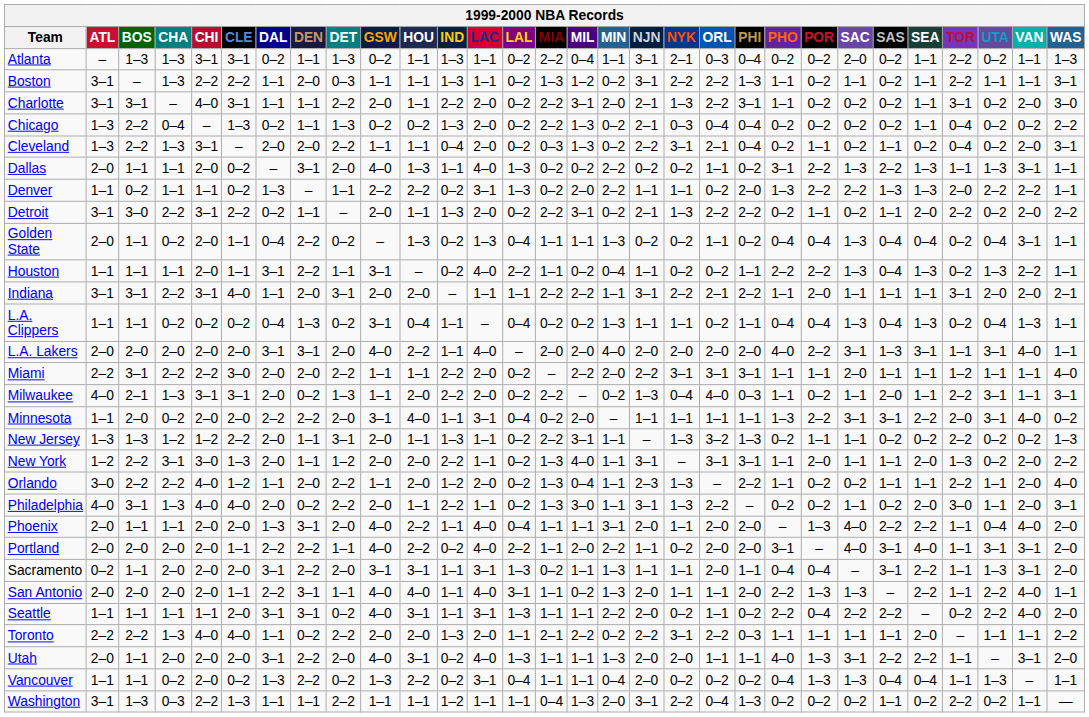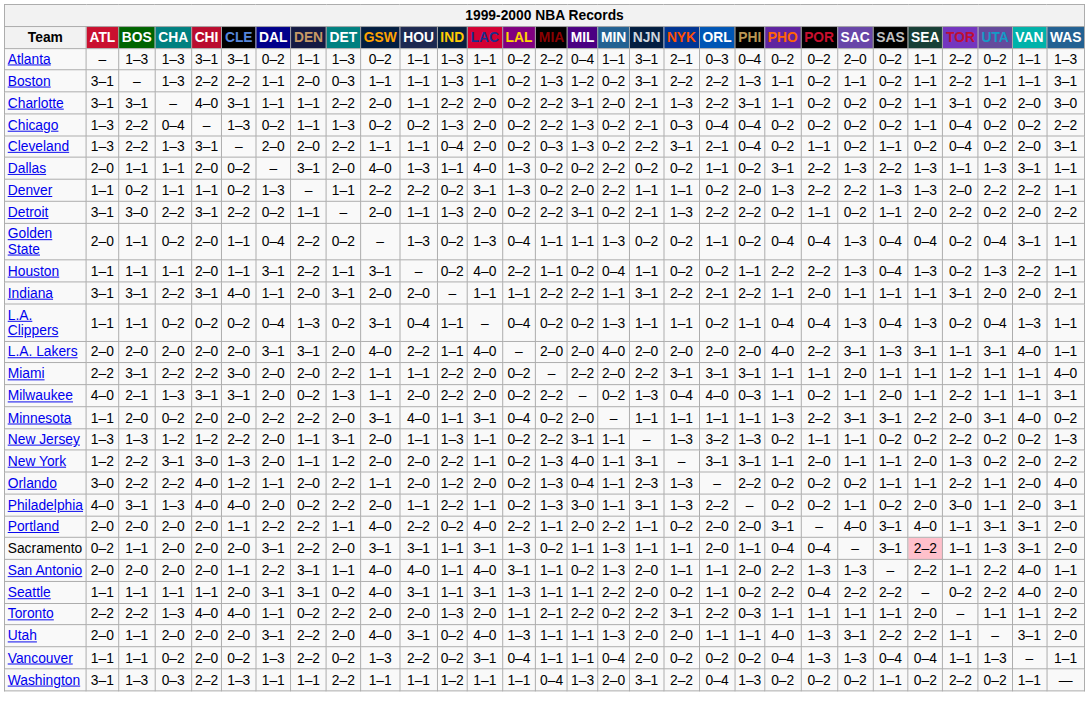(995, 396) 3–1 -> (995, 396) 1–1
(783, 483) 1–1 -> (783, 483) 0–2
- row: (33, 527)
(925, 571) no background -> (925, 549) pink background
